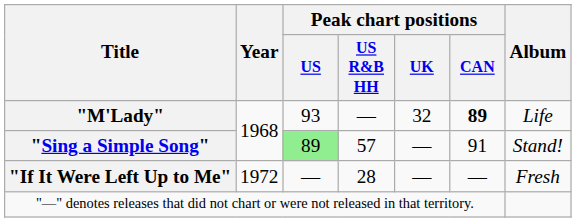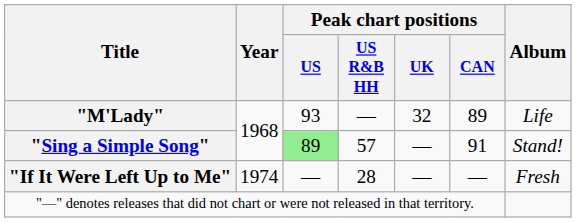(477, 115) bold -> (477, 115) normal
(259, 176) 1972 -> (259, 176) 1974
